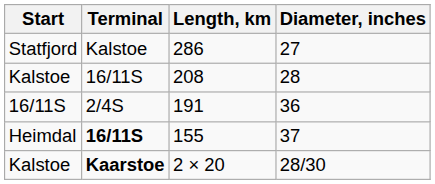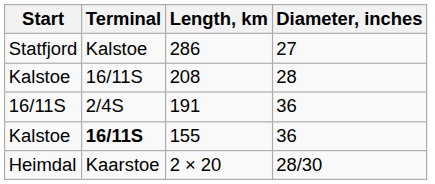(43, 135) Heimdal -> (40, 135) Kalstoe
(290, 135) 37 -> (286, 135) 36
(40, 164) Kalstoe -> (43, 164) Heimdal
(125, 164) bold -> (123, 164) normal
